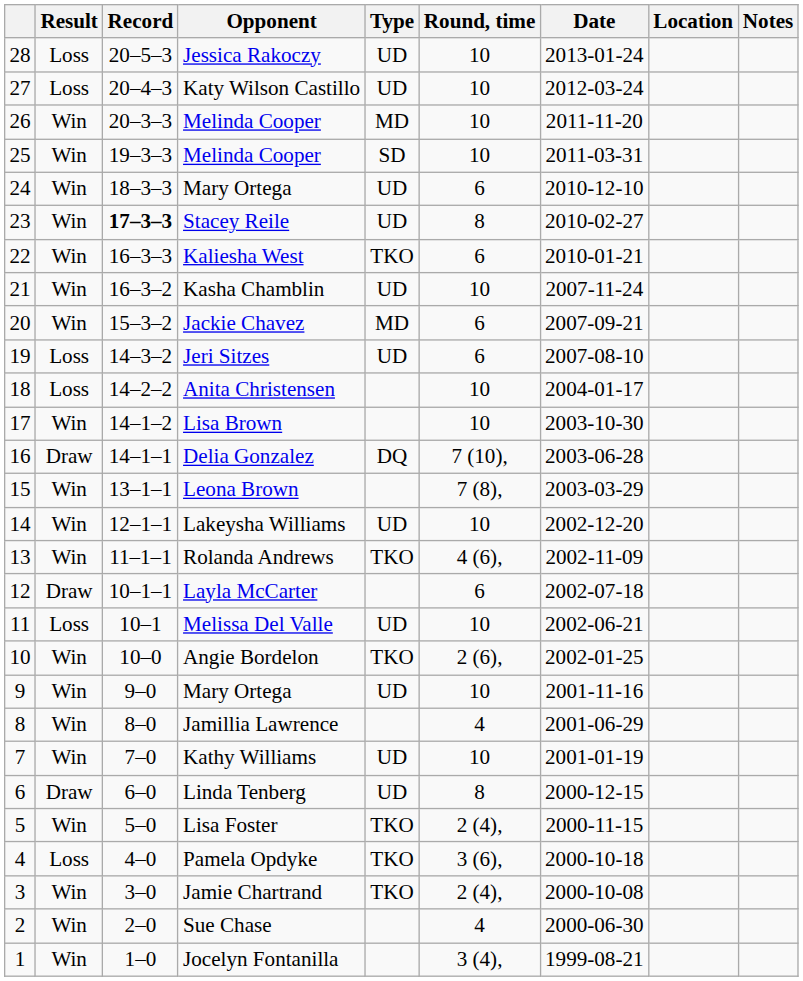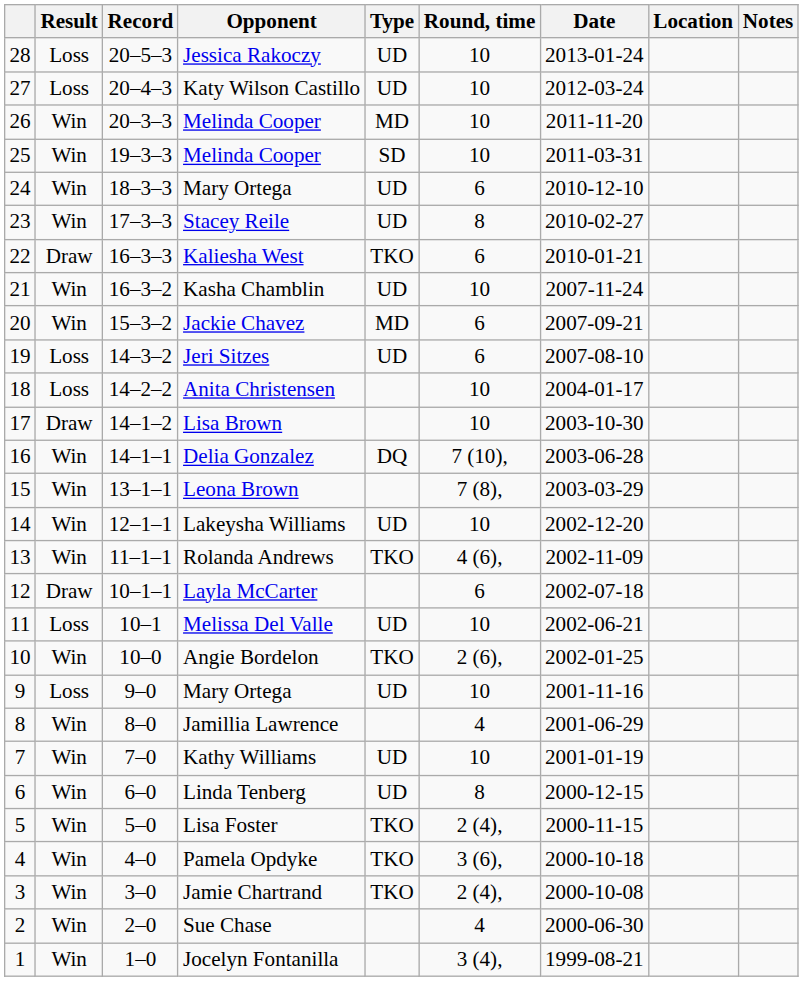(140, 222) bold -> (140, 222) normal
(69, 255) Win -> (69, 255) Draw
(69, 423) Win -> (69, 423) Draw
(69, 456) Draw -> (69, 456) Win
(69, 691) Win -> (69, 691) Loss
(69, 791) Draw -> (69, 791) Win
(69, 858) Loss -> (69, 858) Win
